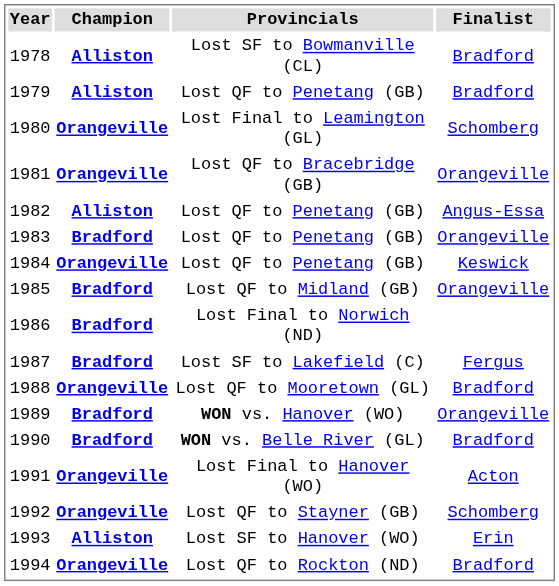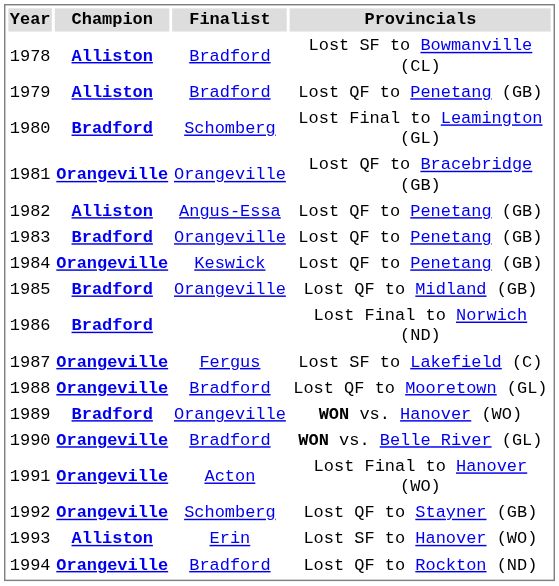columns swapped: (493, 20) <-> (303, 20)
(112, 129) Orangeville -> (112, 129) Bradford
(112, 362) Bradford -> (112, 362) Orangeville
(112, 440) Bradford -> (112, 440) Orangeville
